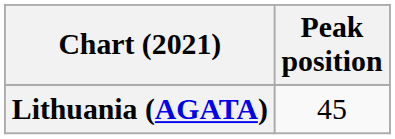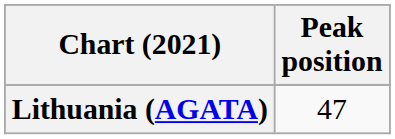(332, 108) 45 -> (332, 108) 47
